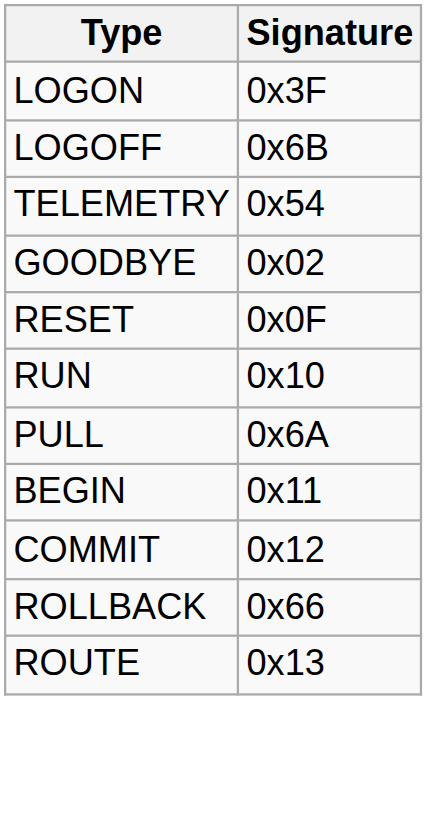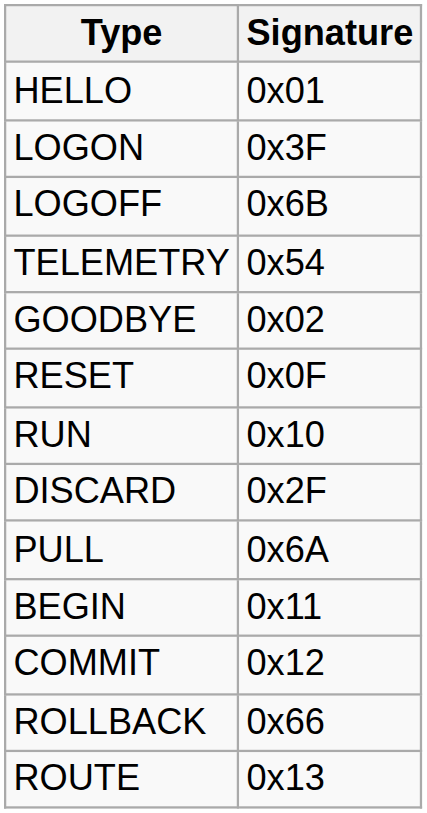+ row: (73, 90)
+ row: (95, 491)
